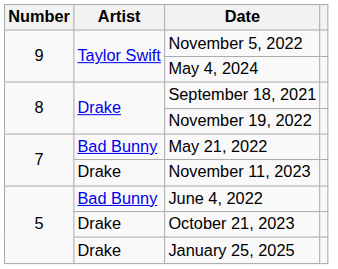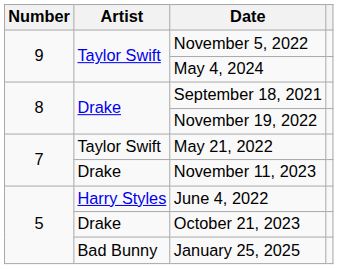(117, 146) Bad Bunny -> (119, 146) Taylor Swift
(117, 198) Bad Bunny -> (122, 198) Harry Styles
(99, 250) Drake -> (117, 250) Bad Bunny
